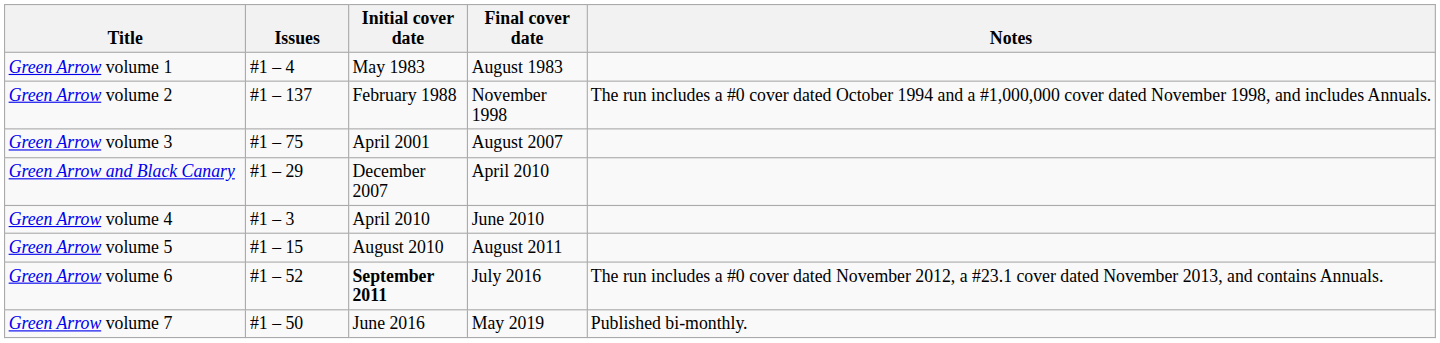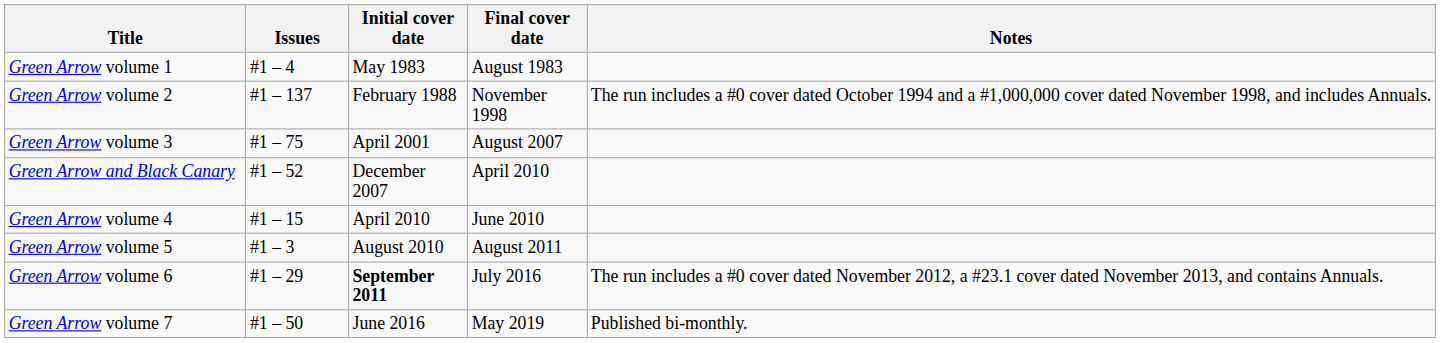(277, 171) #1 – 29 -> (277, 171) #1 – 52
(272, 219) #1 – 3 -> (277, 219) #1 – 15
(277, 247) #1 – 15 -> (272, 247) #1 – 3
(277, 275) #1 – 52 -> (277, 275) #1 – 29
